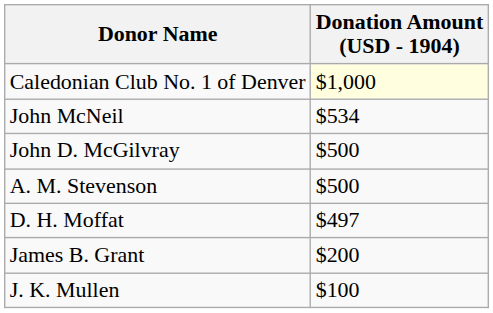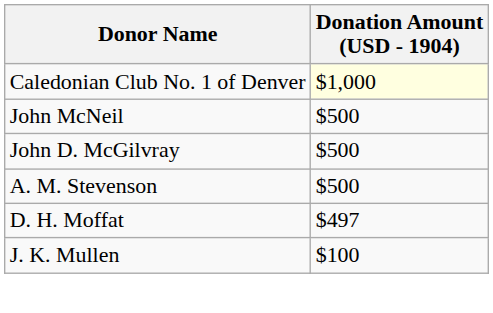(338, 116) $534 -> (338, 116) $500
- row: (77, 255)
